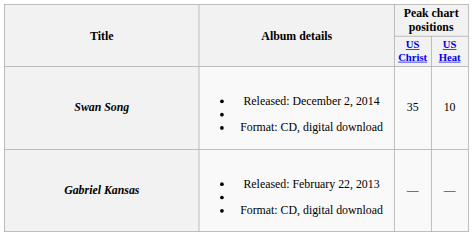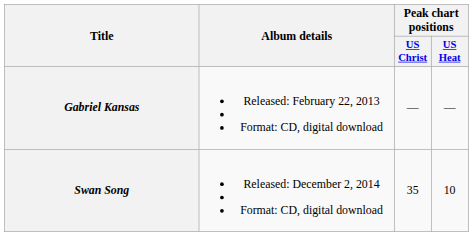rows swapped: (102, 190) <-> (102, 107)
